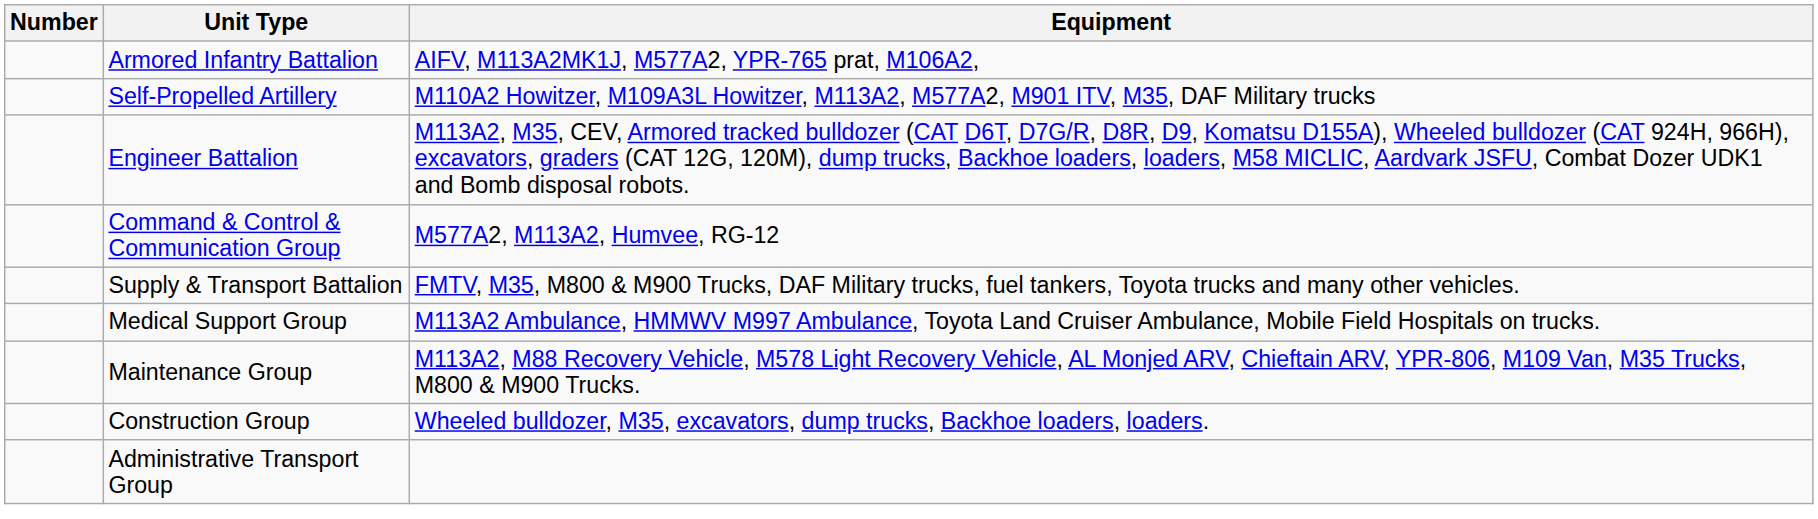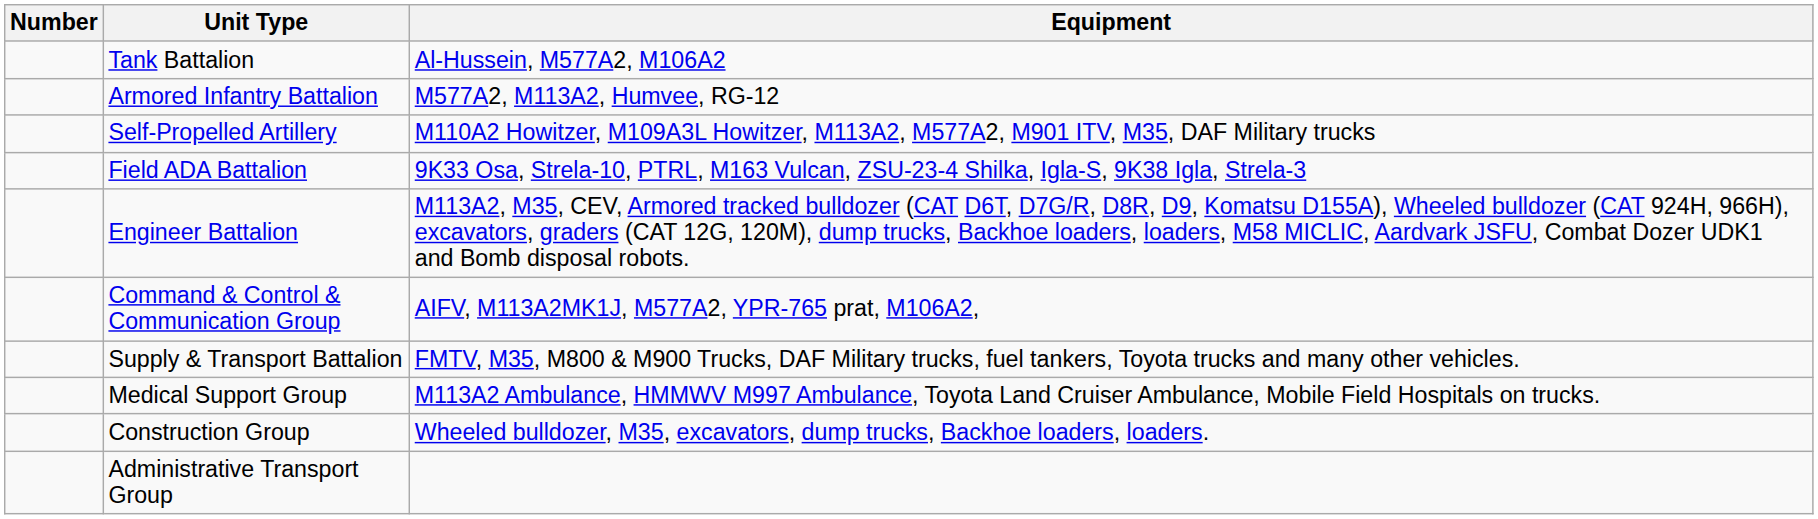+ row: (181, 59)
(697, 59) AIFV, M113A2MK1J, M577A2, YPR-765 prat, M106A2, -> (597, 96) M577A2, M113A2, Humvee, RG-12
+ row: (208, 170)
(597, 235) M577A2, M113A2, Humvee, RG-12 -> (697, 308) AIFV, M113A2MK1J, M577A2, YPR-765 prat, M106A2,
- row: (210, 371)
